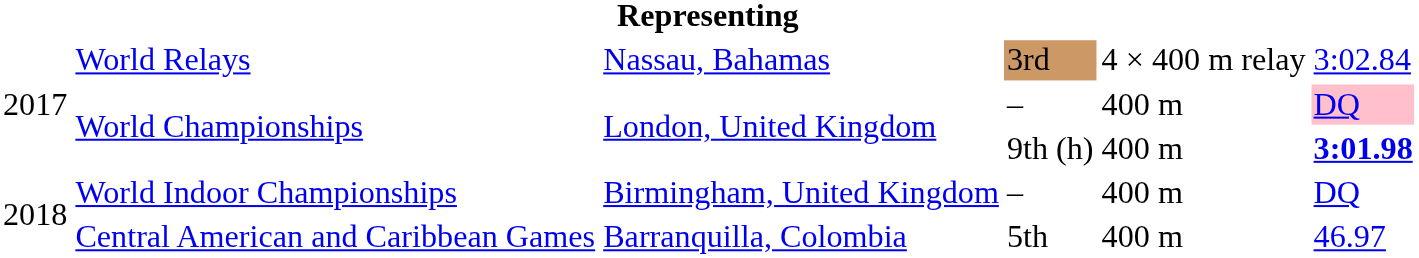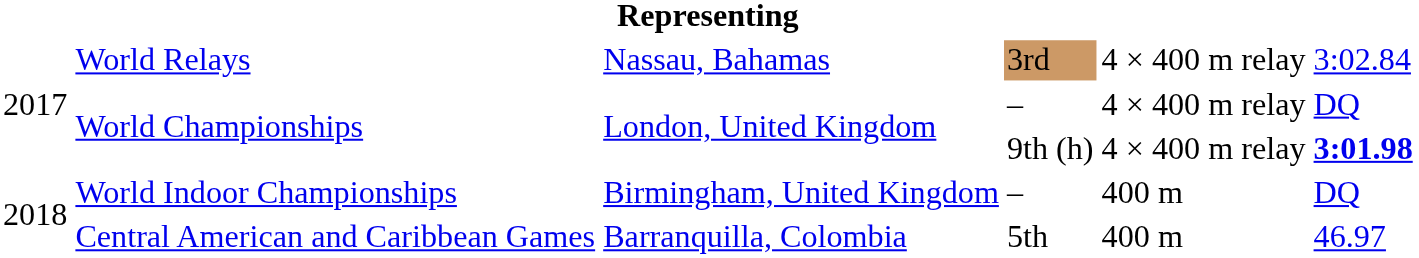(1142, 104) 400 m -> (1204, 104) 4 × 400 m relay
(1337, 104) pink background -> (1337, 104) no background
(1142, 148) 400 m -> (1204, 148) 4 × 400 m relay
